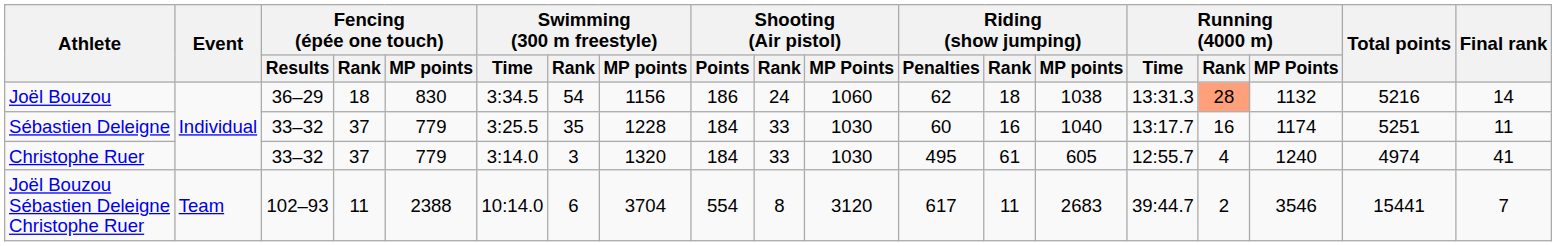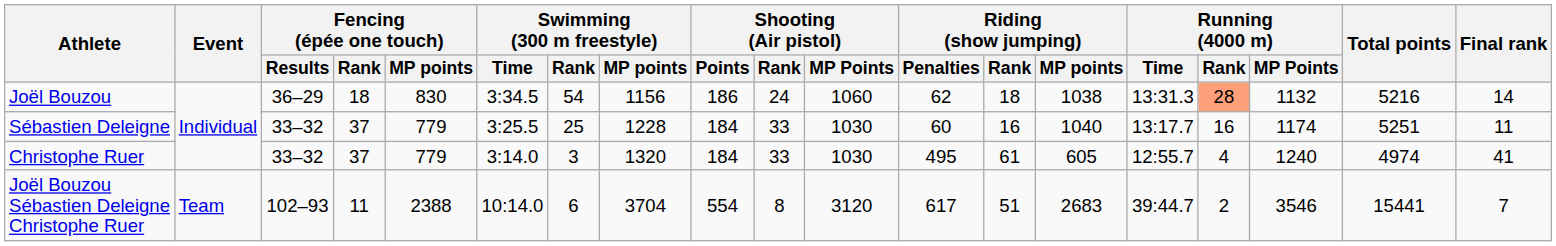(574, 127) 35 -> (574, 127) 25
(1010, 206) 11 -> (1010, 206) 51
